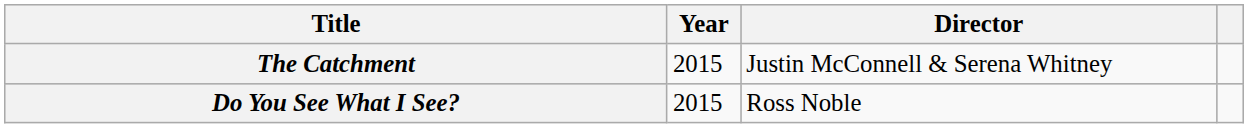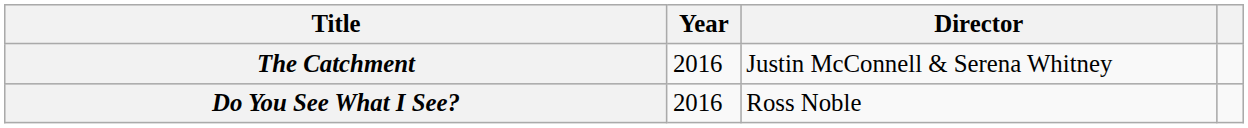(698, 63) 2015 -> (698, 63) 2016
(698, 102) 2015 -> (698, 102) 2016
